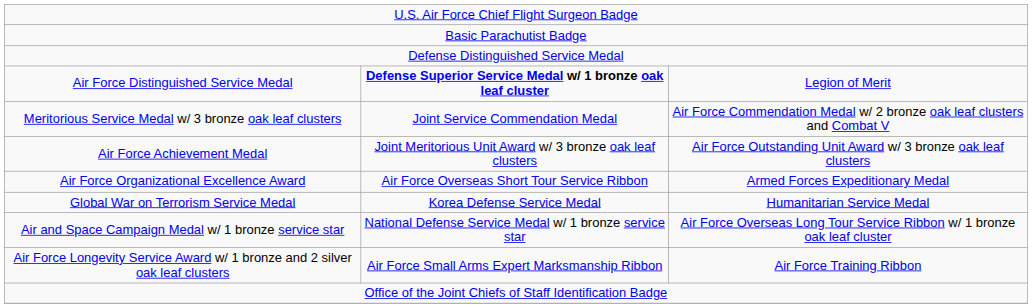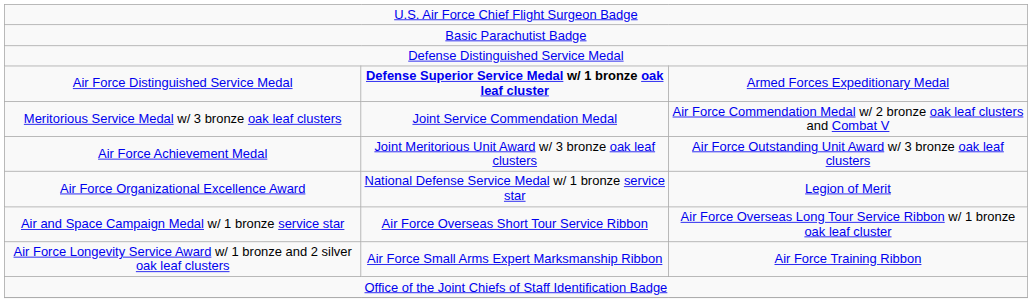(848, 83) Legion of Merit -> (848, 83) Armed Forces Expeditionary Medal
(515, 181) Air Force Overseas Short Tour Service Ribbon -> (515, 189) National Defense Service Medal w/ 1 bronze service star
(848, 181) Armed Forces Expeditionary Medal -> (848, 189) Legion of Merit
- row: (183, 202)
(515, 230) National Defense Service Medal w/ 1 bronze service star -> (515, 224) Air Force Overseas Short Tour Service Ribbon
